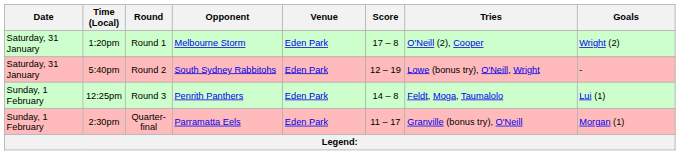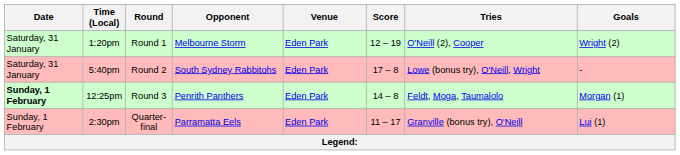(385, 43) 17 – 8 -> (386, 43) 12 – 19
(385, 69) 12 – 19 -> (386, 69) 17 – 8
(27, 95) normal -> (28, 95) bold
(592, 95) Lui (1) -> (602, 95) Morgan (1)
(602, 121) Morgan (1) -> (592, 121) Lui (1)
